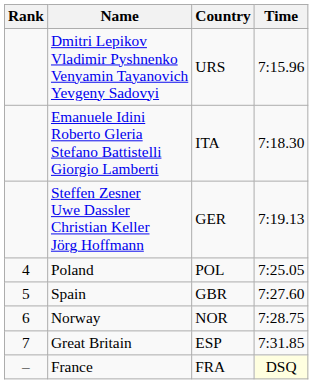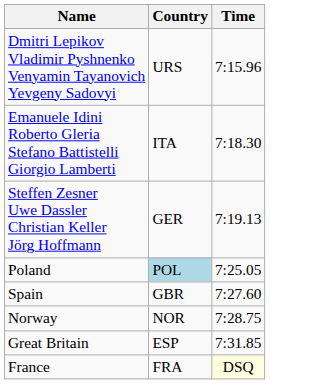- column: (26, 16)
(210, 269) no background -> (167, 269) lightblue background
